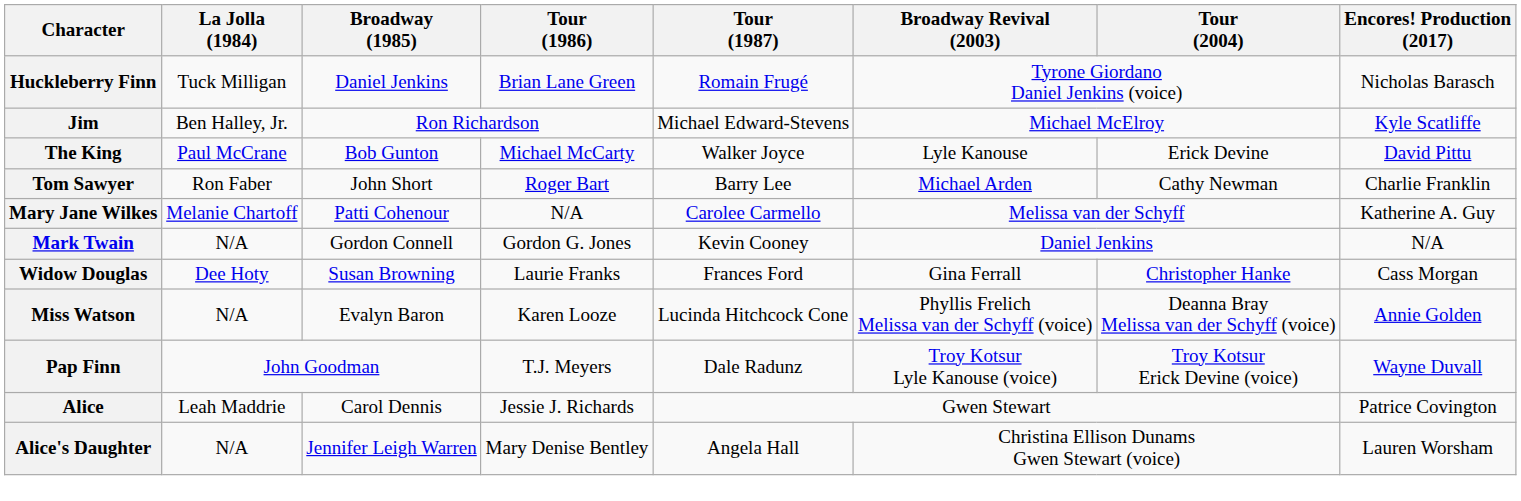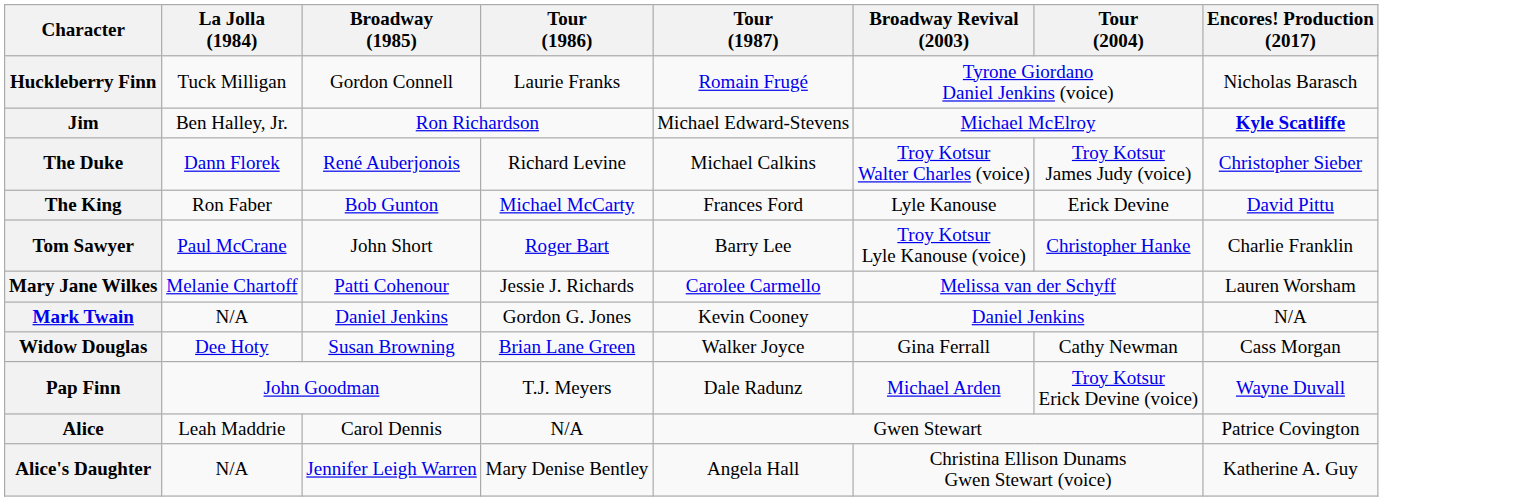(392, 81) Daniel Jenkins -> (392, 81) Gordon Connell
(567, 81) Brian Lane Green -> (567, 81) Laurie Franks
(1428, 122) normal -> (1290, 122) bold
+ row: (83, 163)
(232, 153) Paul McCrane -> (232, 204) Ron Faber
(753, 153) Walker Joyce -> (753, 204) Frances Ford
(232, 183) Ron Faber -> (232, 245) Paul McCrane
(975, 183) Michael Arden -> (944, 245) Troy Kotsur Lyle Kanouse (voice)
(1218, 183) Cathy Newman -> (1118, 245) Christopher Hanke
(567, 213) N/A -> (567, 286) Jessie J. Richards
(1428, 213) Katherine A. Guy -> (1290, 286) Lauren Worsham
(392, 243) Gordon Connell -> (392, 316) Daniel Jenkins
(567, 273) Laurie Franks -> (567, 346) Brian Lane Green
(753, 273) Frances Ford -> (753, 346) Walker Joyce
(1218, 273) Christopher Hanke -> (1118, 346) Cathy Newman
- row: (83, 314)
(975, 366) Troy Kotsur Lyle Kanouse (voice) -> (944, 387) Michael Arden
(567, 407) Jessie J. Richards -> (567, 428) N/A
(1428, 448) Lauren Worsham -> (1290, 469) Katherine A. Guy
